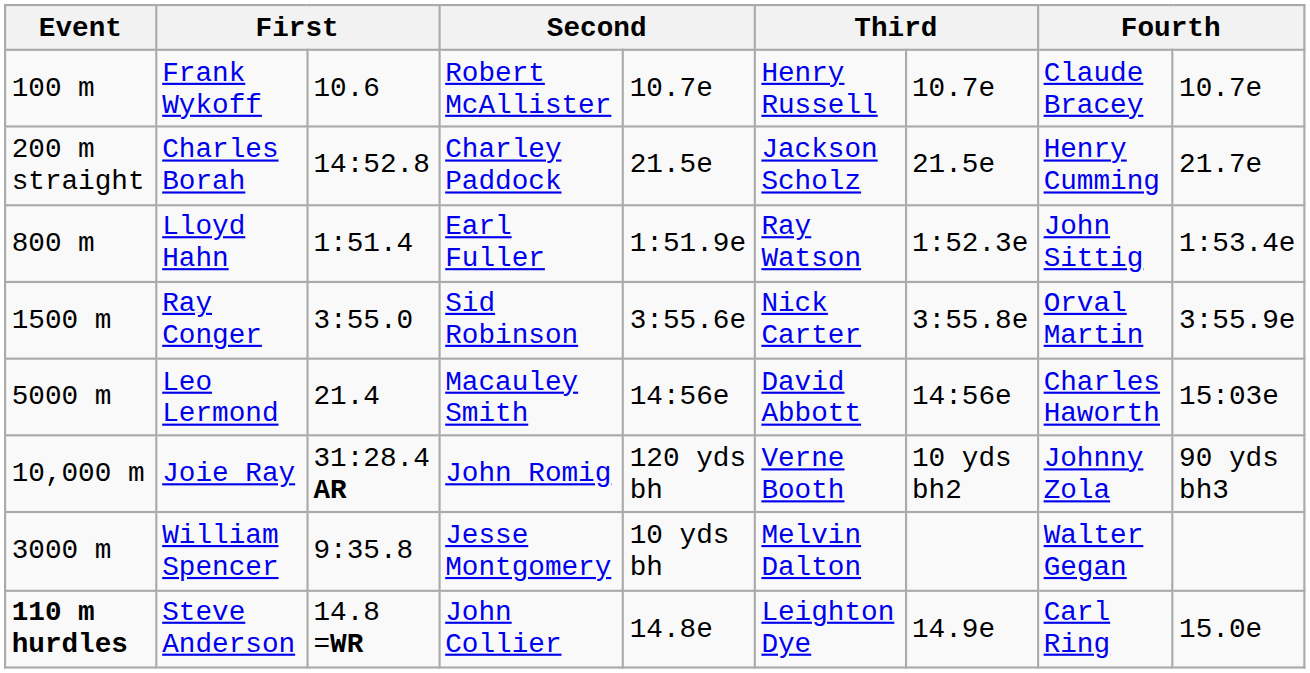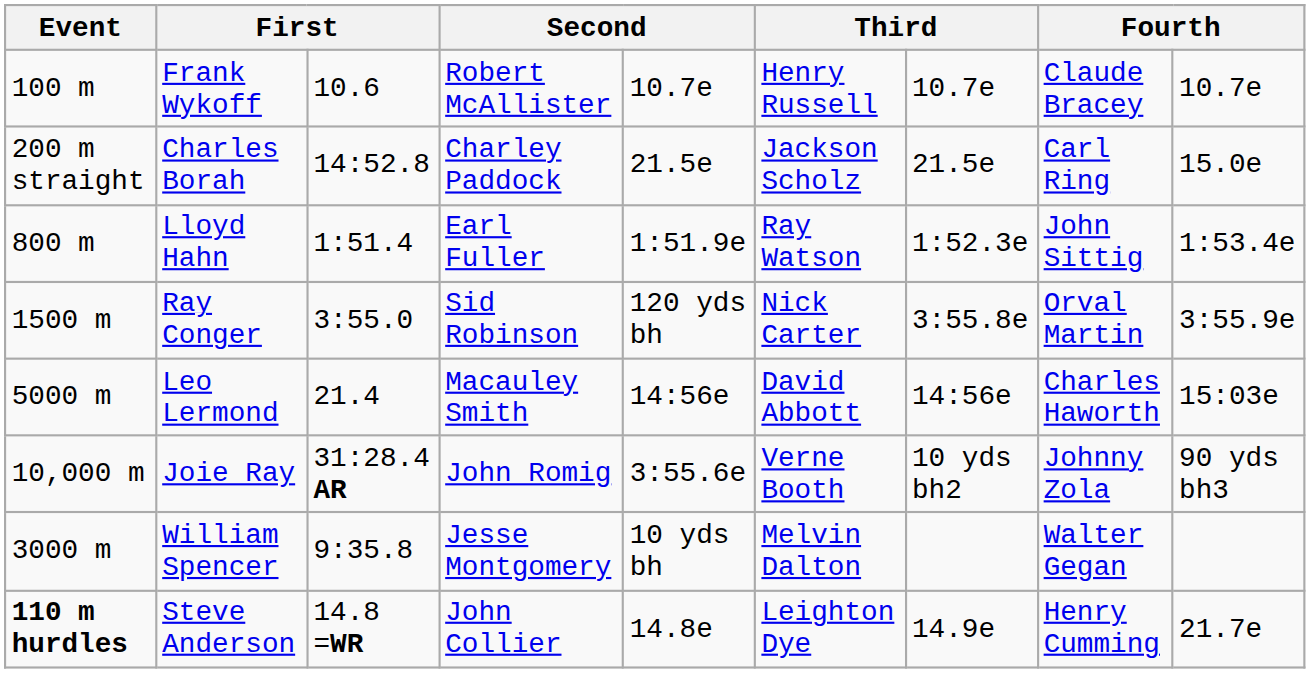(1102, 166) Henry Cumming -> (1077, 166) Carl Ring
(1221, 166) 21.7e -> (1221, 166) 15.0e
(688, 320) 3:55.6e -> (688, 320) 120 yds bh
(688, 474) 120 yds bh -> (688, 474) 3:55.6e
(1077, 628) Carl Ring -> (1102, 628) Henry Cumming
(1221, 628) 15.0e -> (1221, 628) 21.7e
